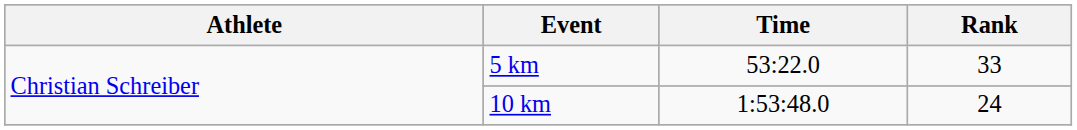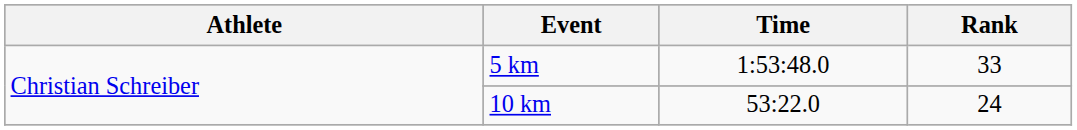(783, 65) 53:22.0 -> (783, 65) 1:53:48.0
(783, 105) 1:53:48.0 -> (783, 105) 53:22.0
